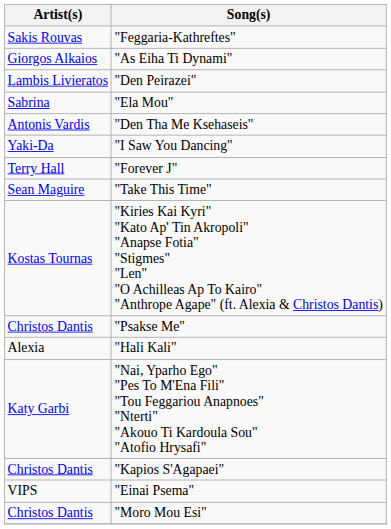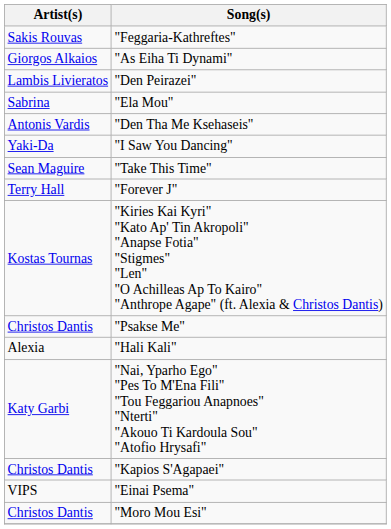rows swapped: (146, 168) <-> (163, 189)
